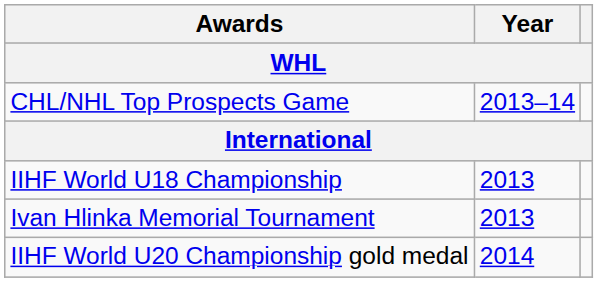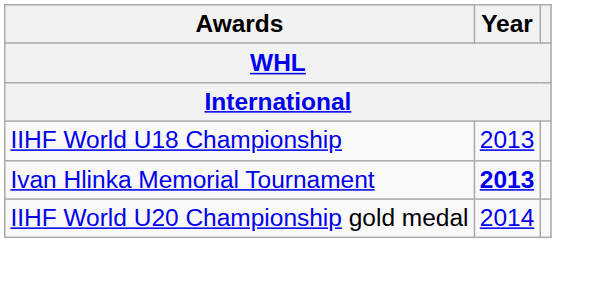- row: (180, 101)
(507, 218) normal -> (507, 179) bold
